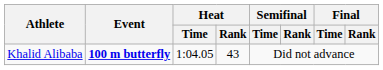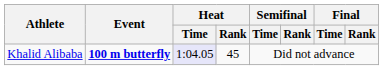(195, 54) no background -> (195, 54) lavender background
(233, 54) 43 -> (233, 54) 45
